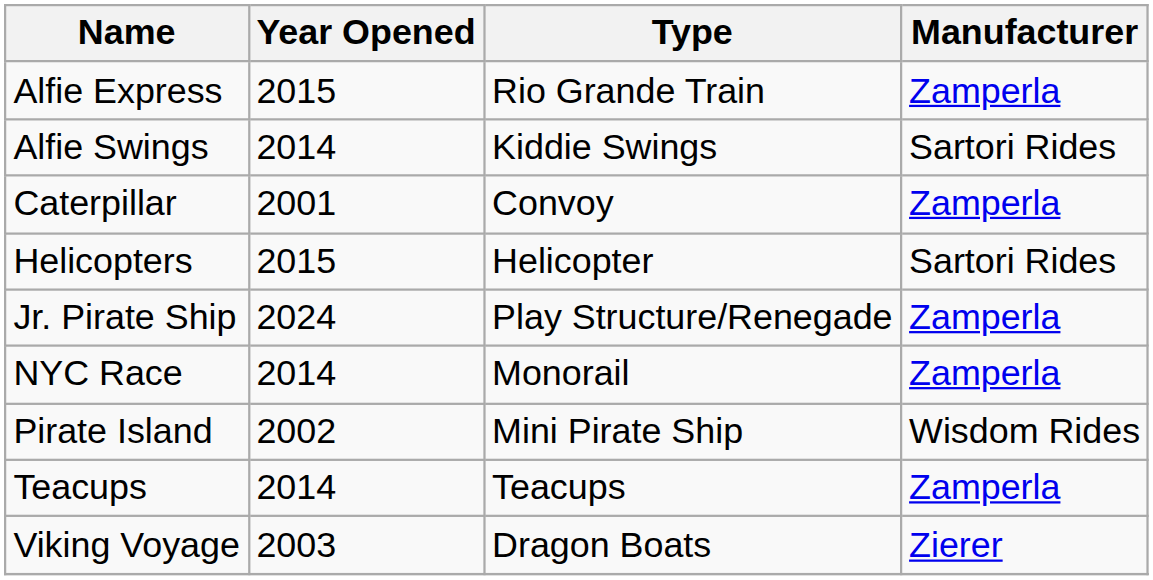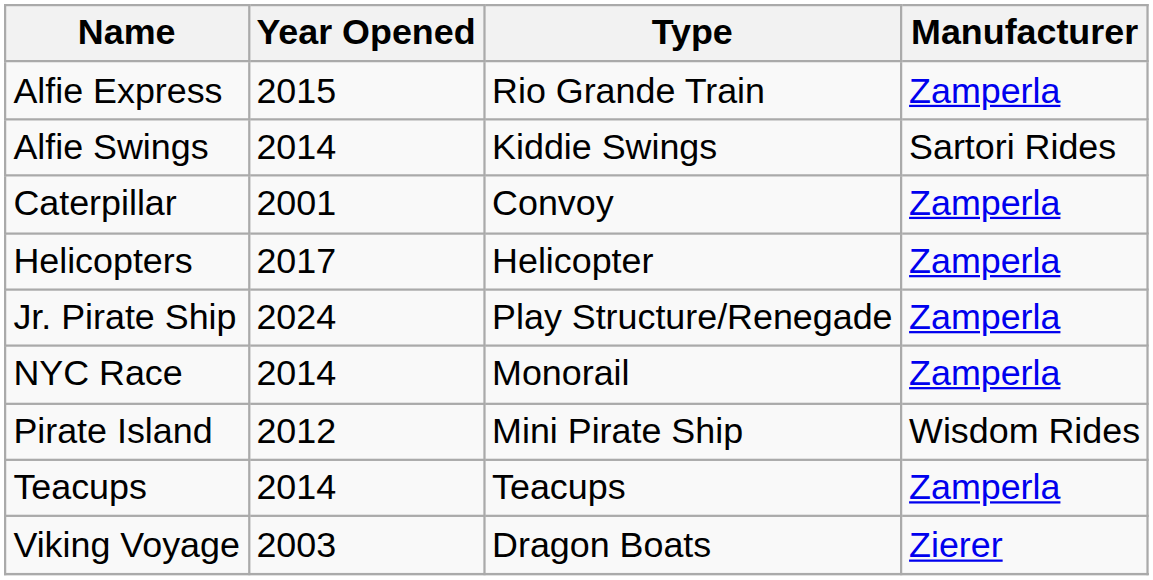(296, 260) 2015 -> (296, 260) 2017
(1013, 260) Sartori Rides -> (985, 260) Zamperla
(296, 430) 2002 -> (296, 430) 2012
